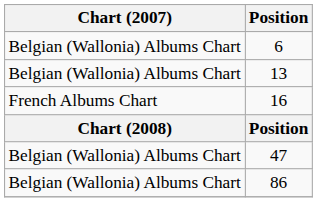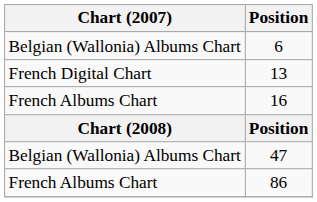(125, 73) Belgian (Wallonia) Albums Chart -> (80, 73) French Digital Chart
(125, 182) Belgian (Wallonia) Albums Chart -> (83, 182) French Albums Chart
